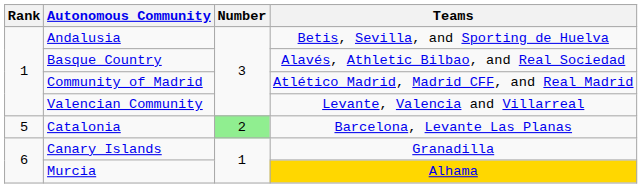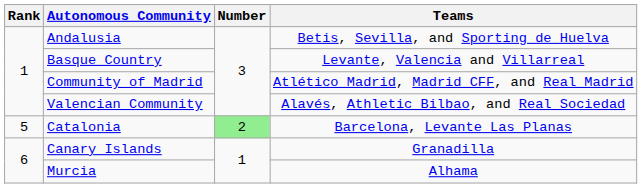(453, 60) Alavés, Athletic Bilbao, and Real Sociedad -> (453, 60) Levante, Valencia and Villarreal
(453, 105) Levante, Valencia and Villarreal -> (453, 105) Alavés, Athletic Bilbao, and Real Sociedad
(453, 171) gold background -> (453, 171) no background
